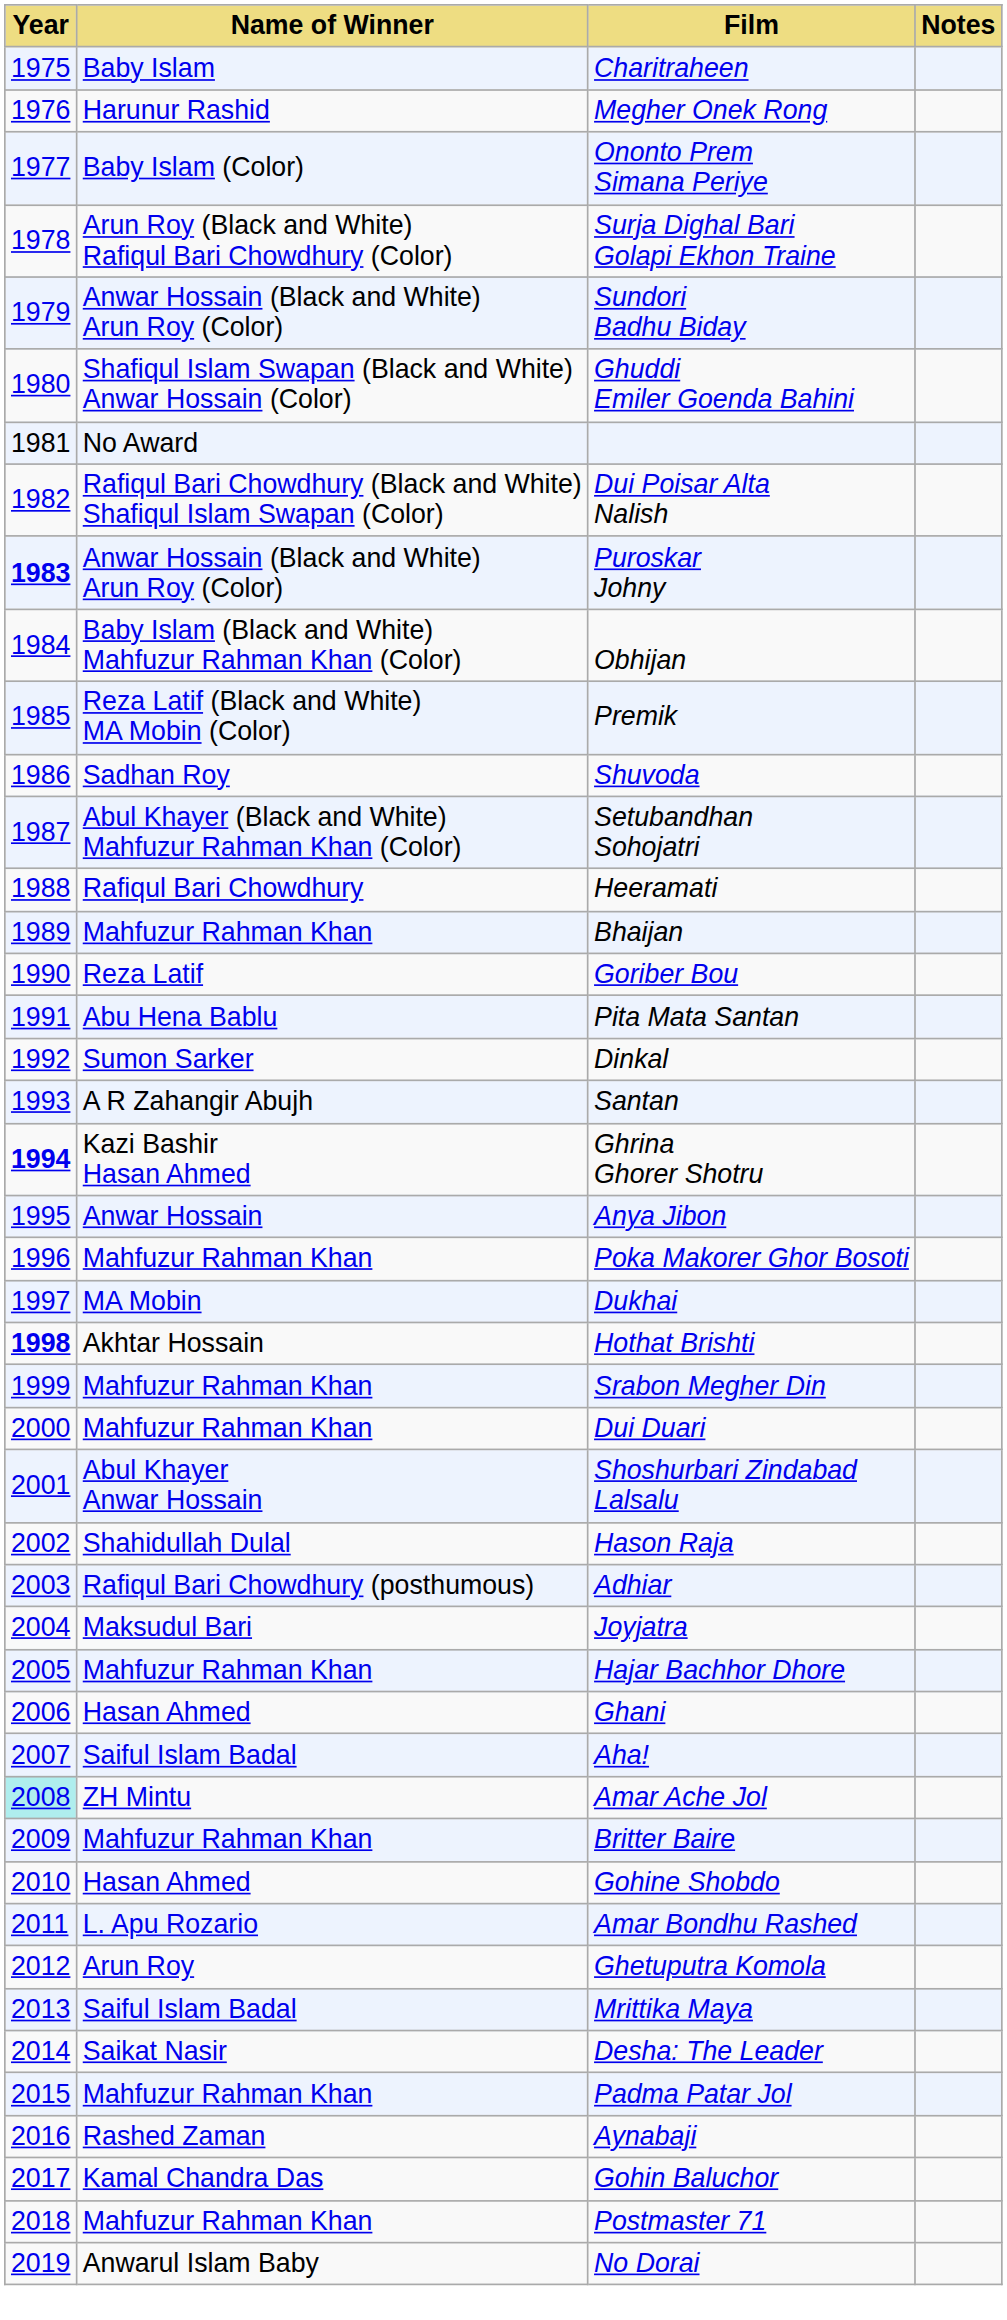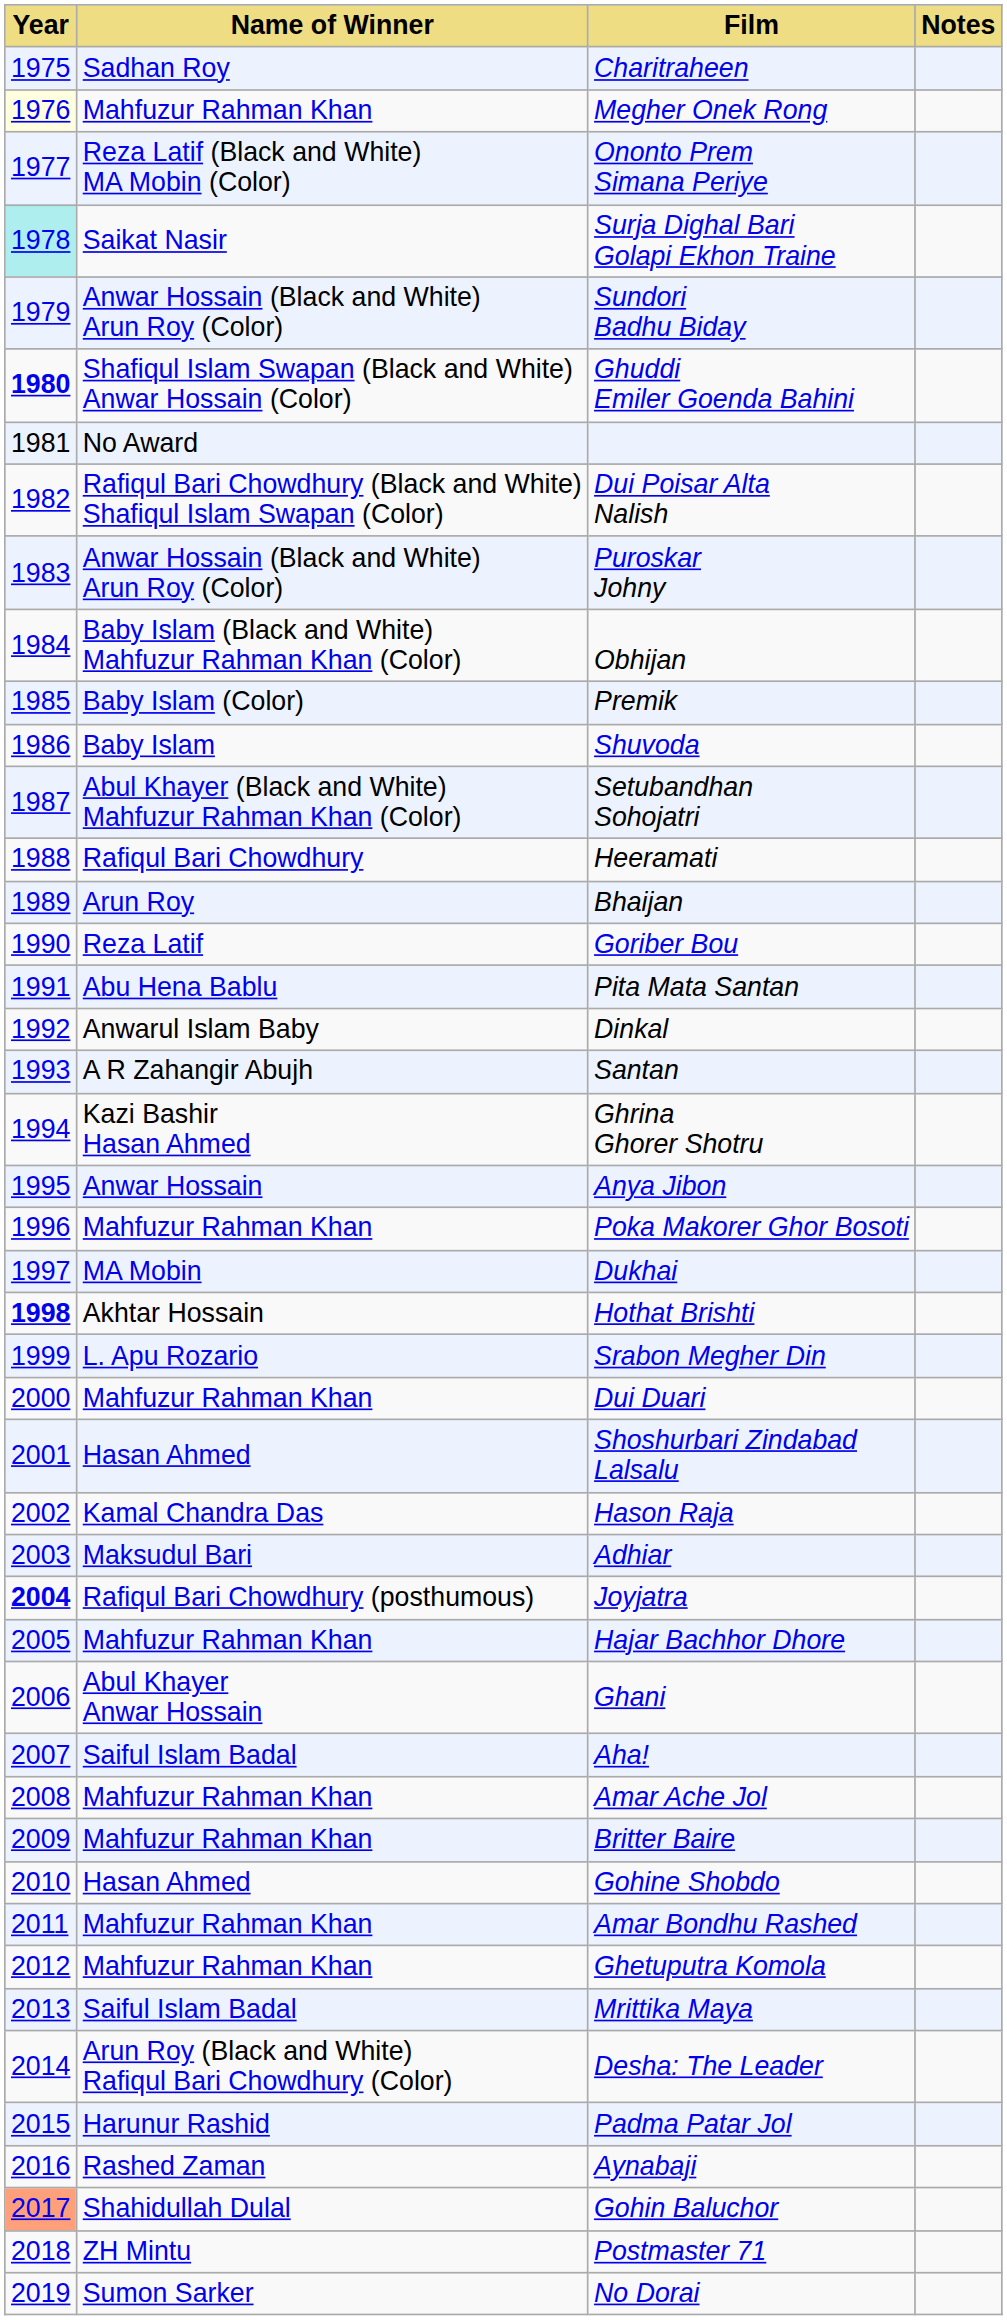(149, 68) Baby Islam -> (156, 68) Sadhan Roy
(41, 110) no background -> (41, 110) lightyellow background
(176, 110) Harunur Rashid -> (228, 110) Mahfuzur Rahman Khan
(193, 167) Baby Islam (Color) -> (252, 167) Reza Latif (Black and White) MA Mobin (Color)
(41, 240) no background -> (41, 240) paleturquoise background
(268, 240) Arun Roy (Black and White) Rafiqul Bari Chowdhury (Color) -> (155, 240) Saikat Nasir
(41, 385) normal -> (41, 385) bold
(41, 572) bold -> (41, 572) normal
(252, 717) Reza Latif (Black and White) MA Mobin (Color) -> (193, 702) Baby Islam (Color)
(156, 774) Sadhan Roy -> (149, 744) Baby Islam
(228, 931) Mahfuzur Rahman Khan -> (138, 901) Arun Roy
(168, 1059) Sumon Sarker -> (201, 1028) Anwarul Islam Baby
(41, 1158) bold -> (41, 1128) normal
(228, 1385) Mahfuzur Rahman Khan -> (170, 1355) L. Apu Rozario
(173, 1485) Abul Khayer Anwar Hossain -> (167, 1455) Hasan Ahmed
(187, 1542) Shahidullah Dulal -> (203, 1512) Kamal Chandra Das
(308, 1585) Rafiqul Bari Chowdhury (posthumous) -> (167, 1555) Maksudul Bari
(41, 1627) normal -> (41, 1597) bold
(167, 1627) Maksudul Bari -> (308, 1597) Rafiqul Bari Chowdhury (posthumous)
(167, 1712) Hasan Ahmed -> (173, 1697) Abul Khayer Anwar Hossain
(41, 1797) paleturquoise background -> (41, 1797) no background
(137, 1797) ZH Mintu -> (228, 1797) Mahfuzur Rahman Khan
(170, 1924) L. Apu Rozario -> (228, 1924) Mahfuzur Rahman Khan
(138, 1966) Arun Roy -> (228, 1966) Mahfuzur Rahman Khan
(155, 2051) Saikat Nasir -> (268, 2066) Arun Roy (Black and White) Rafiqul Bari Chowdhury (Color)
(228, 2093) Mahfuzur Rahman Khan -> (176, 2123) Harunur Rashid
(41, 2178) no background -> (41, 2208) lightsalmon background
(203, 2178) Kamal Chandra Das -> (187, 2208) Shahidullah Dulal
(228, 2220) Mahfuzur Rahman Khan -> (137, 2250) ZH Mintu
(201, 2263) Anwarul Islam Baby -> (168, 2293) Sumon Sarker
